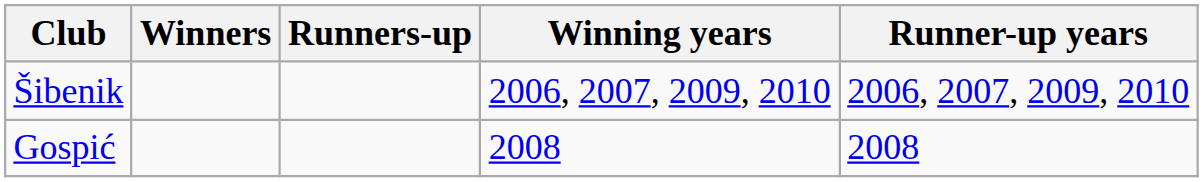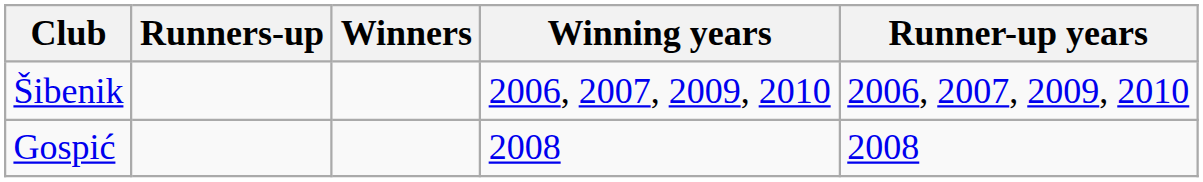columns swapped: (206, 33) <-> (380, 33)
